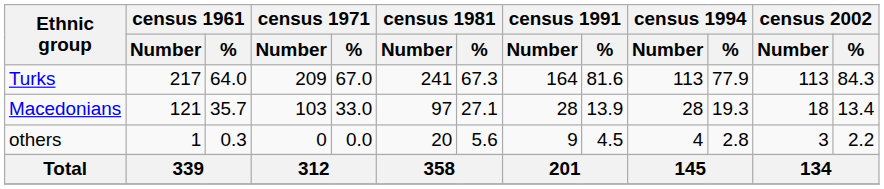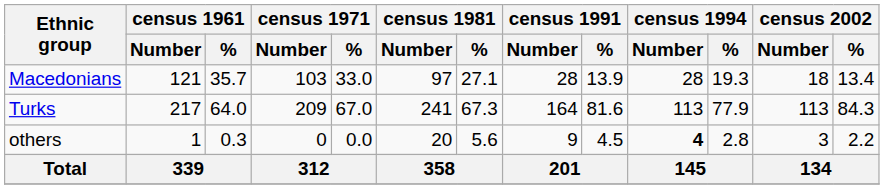rows swapped: (65, 109) <-> (32, 79)
(698, 139) normal -> (698, 139) bold
